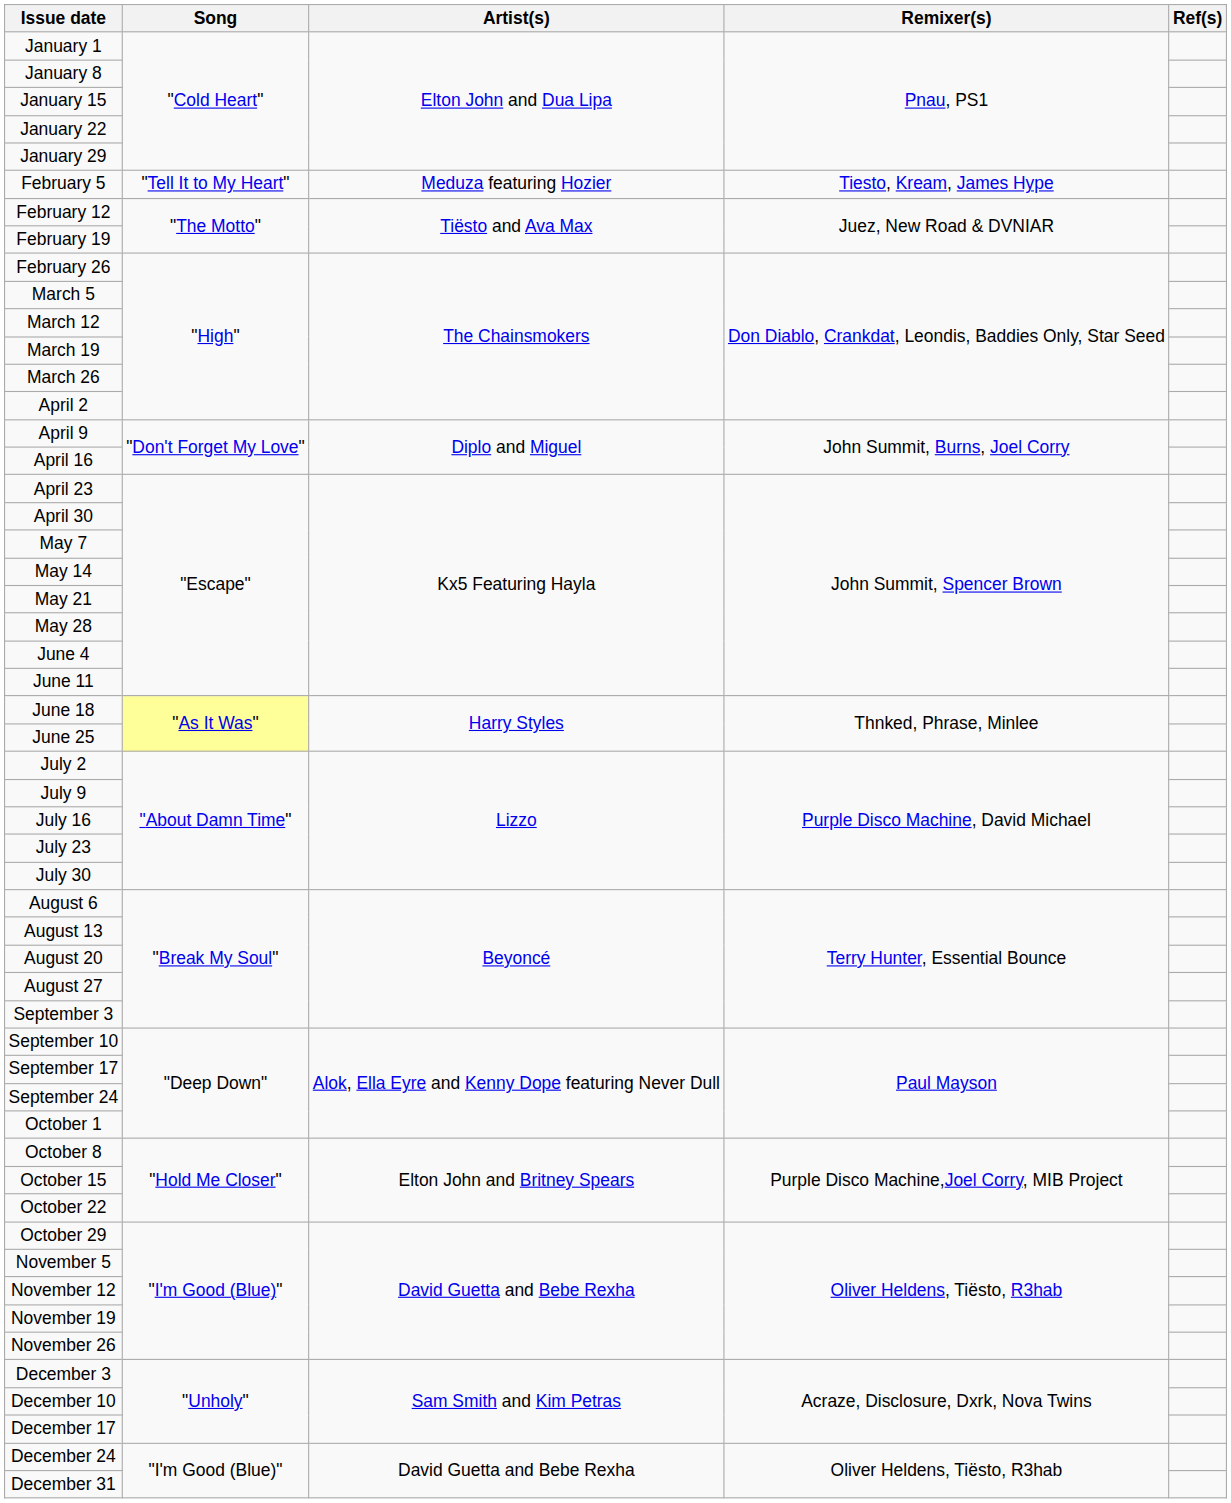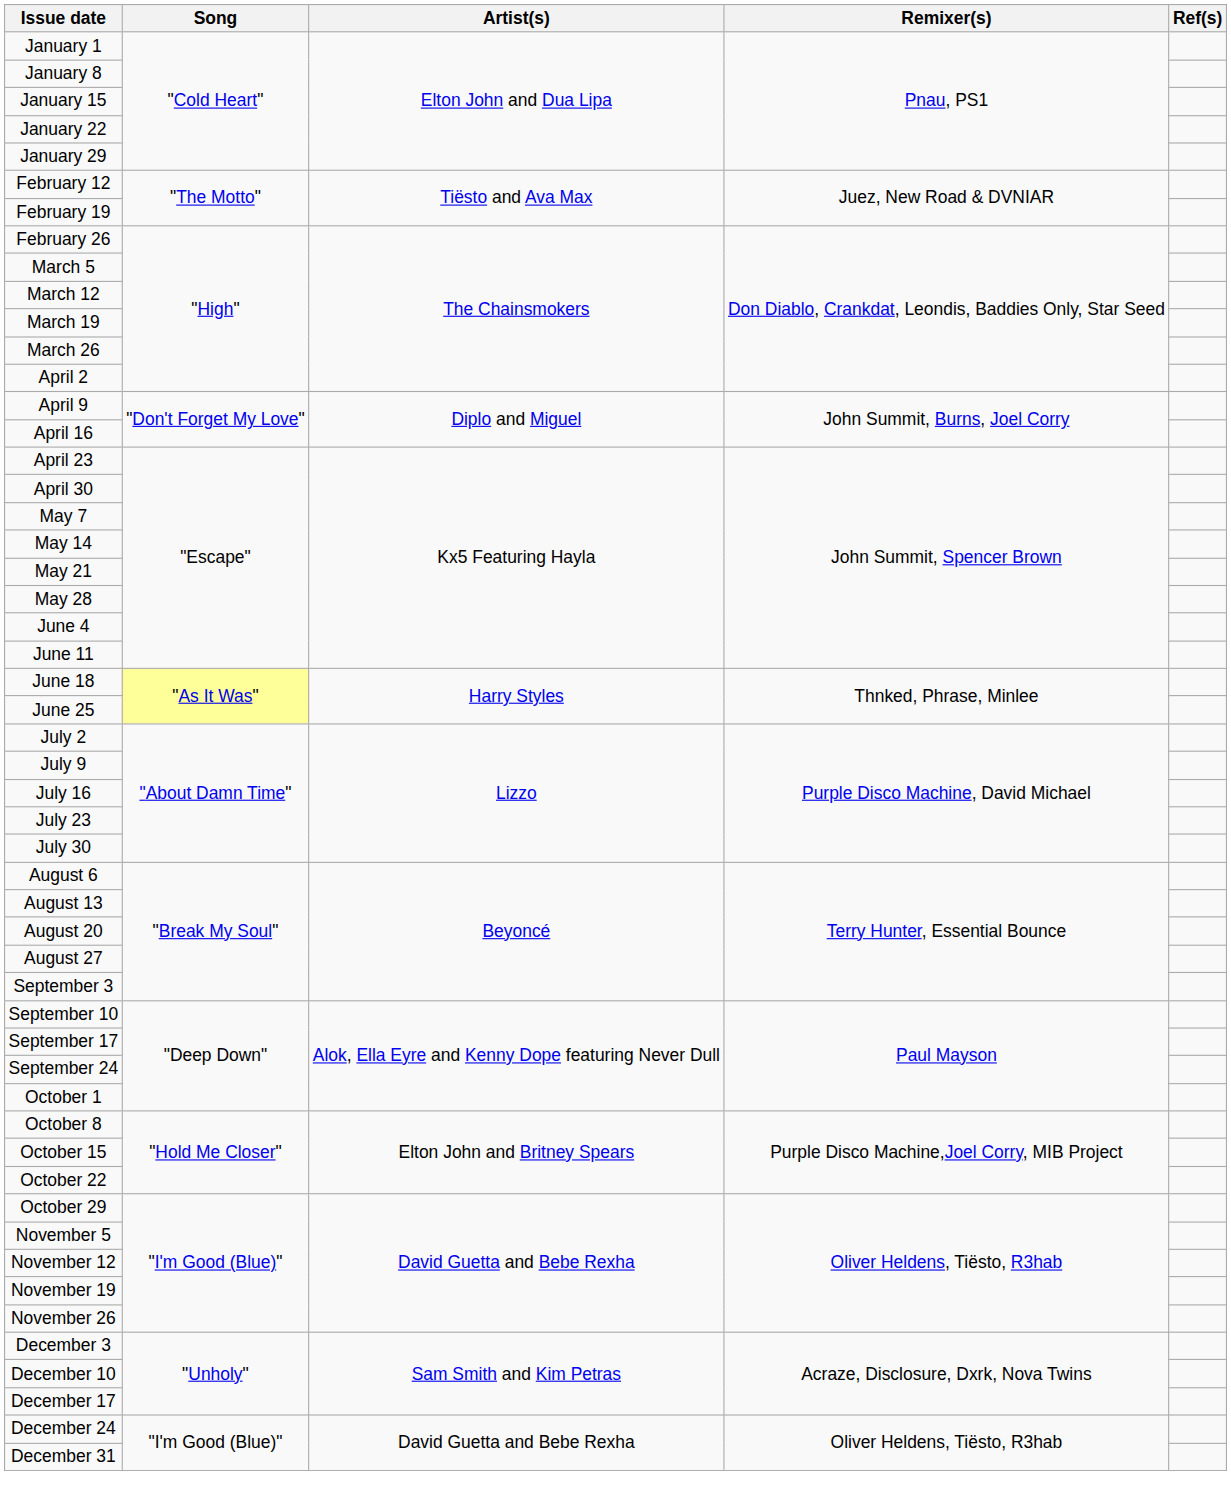- row: (63, 184)
